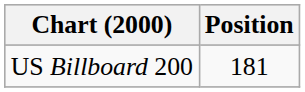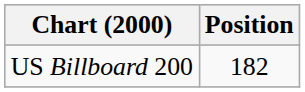(249, 65) 181 -> (249, 65) 182
